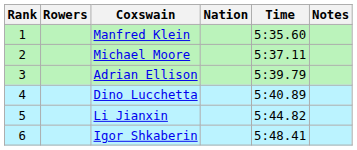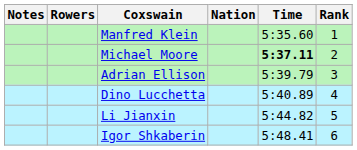columns swapped: (22, 15) <-> (331, 15)
(280, 55) normal -> (287, 55) bold
